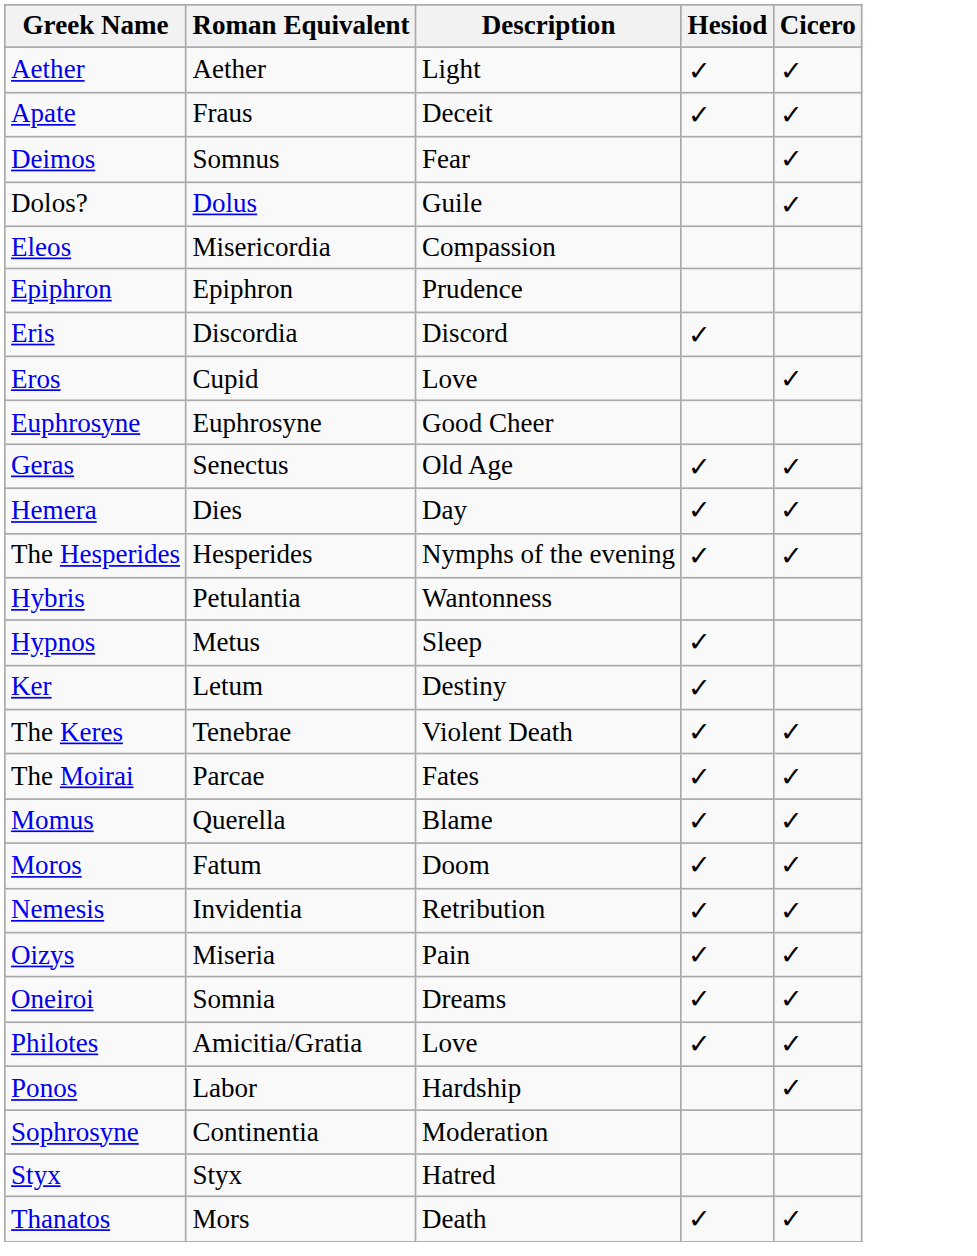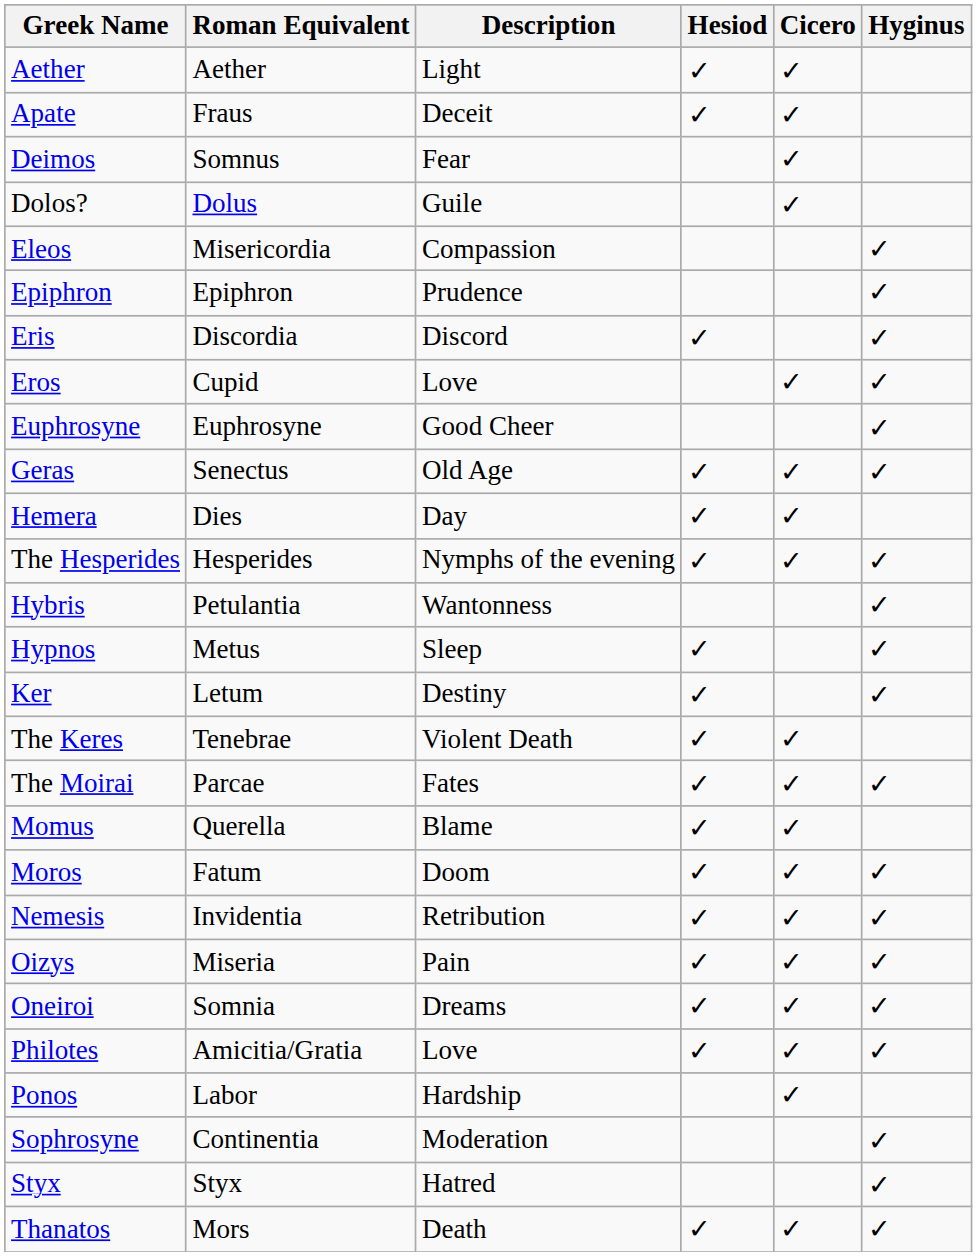+ column: (916, 25)
